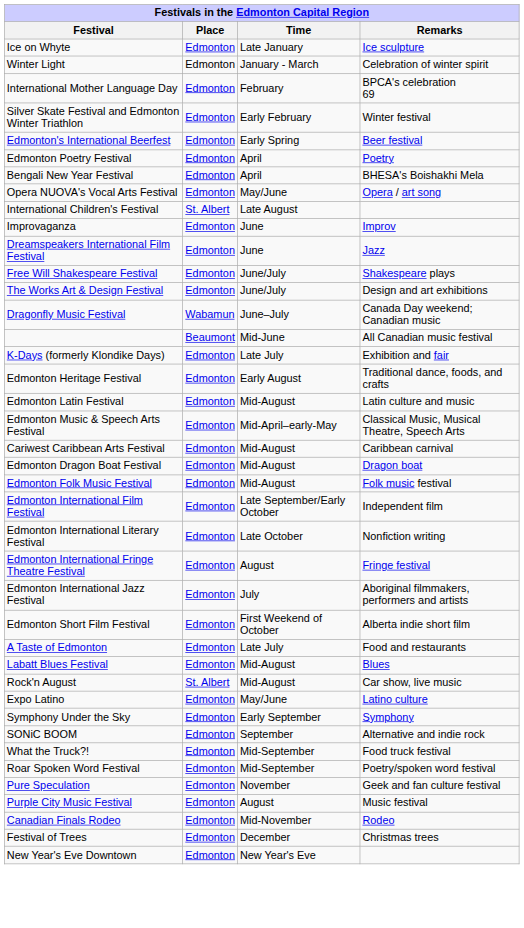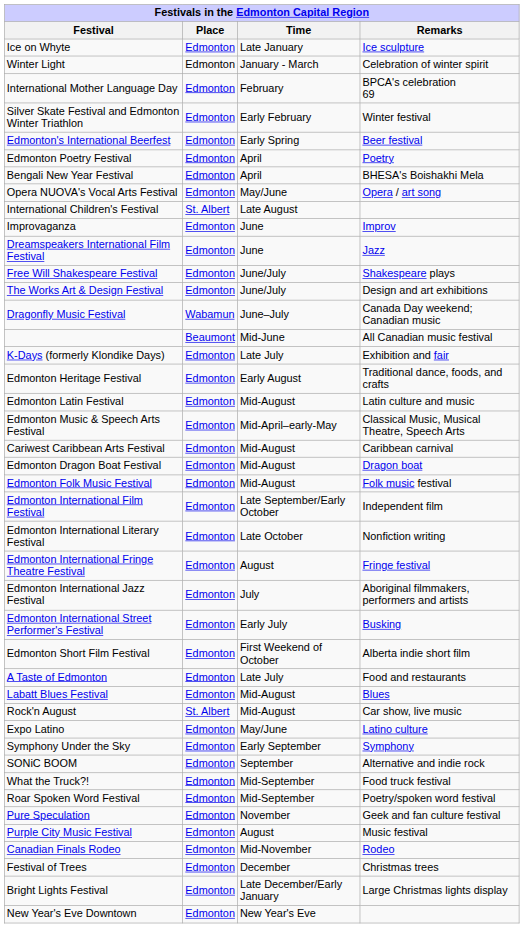+ row: (79, 624)
+ row: (57, 890)
